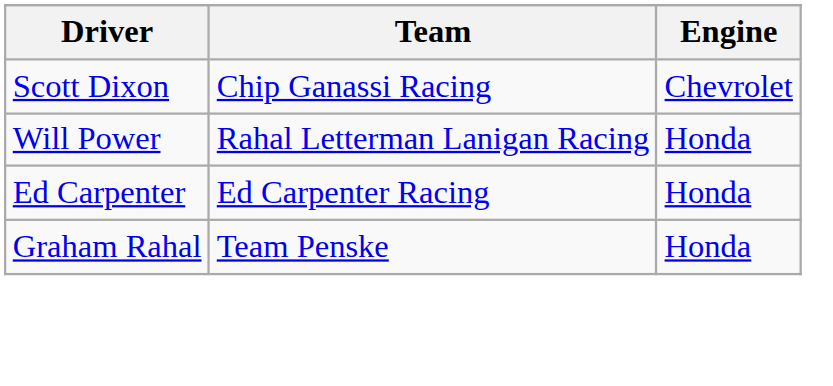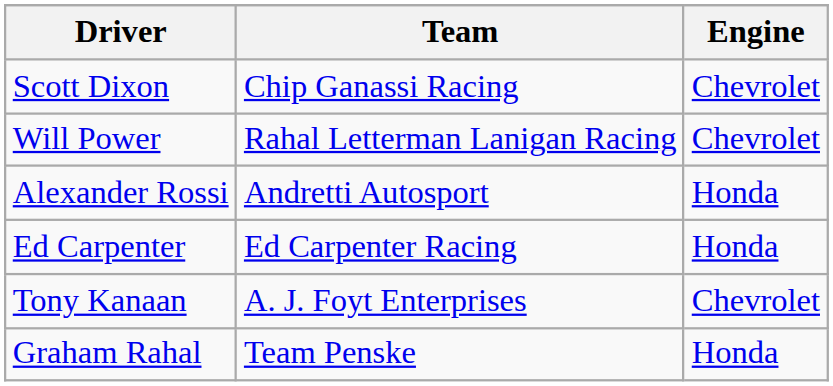(708, 139) Honda -> (756, 139) Chevrolet
+ row: (121, 192)
+ row: (100, 300)
